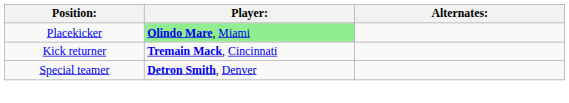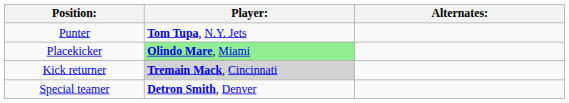+ row: (74, 32)
(212, 51) no background -> (212, 70) lightgrey background
